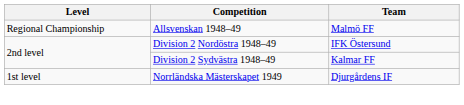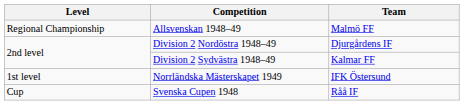(361, 44) IFK Östersund -> (361, 44) Djurgårdens IF
(361, 76) Djurgårdens IF -> (361, 76) IFK Östersund
+ row: (196, 92)
